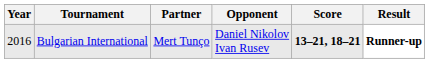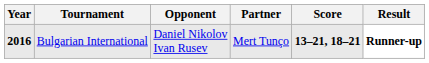columns swapped: (181, 14) <-> (252, 14)
(19, 41) normal -> (19, 41) bold
